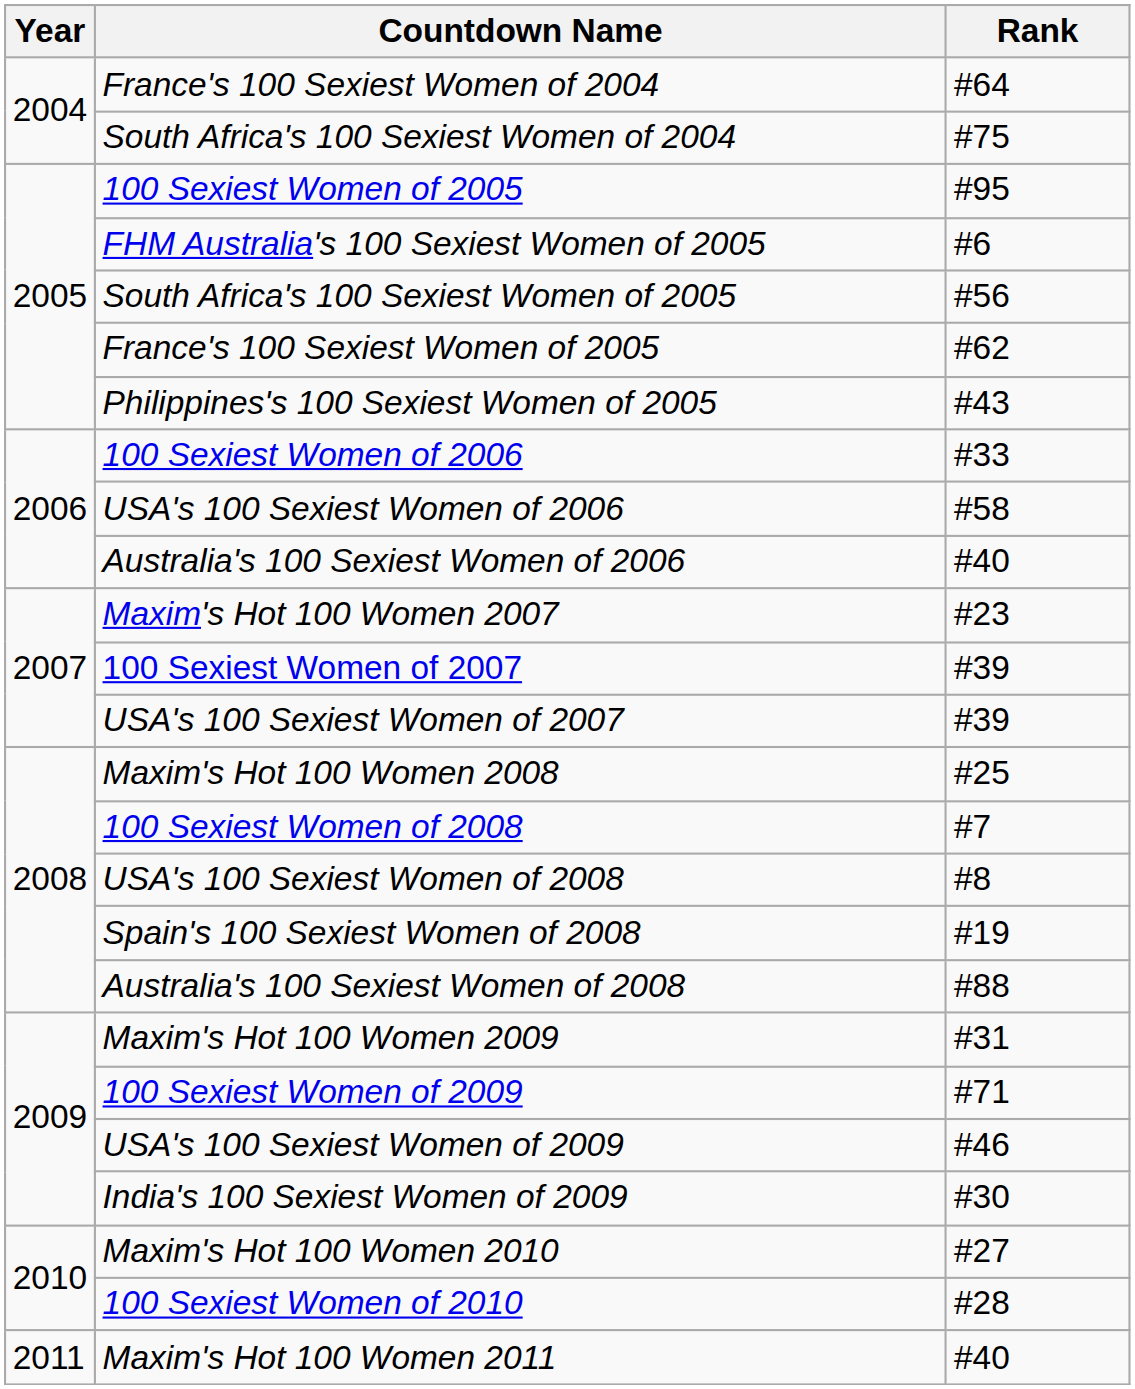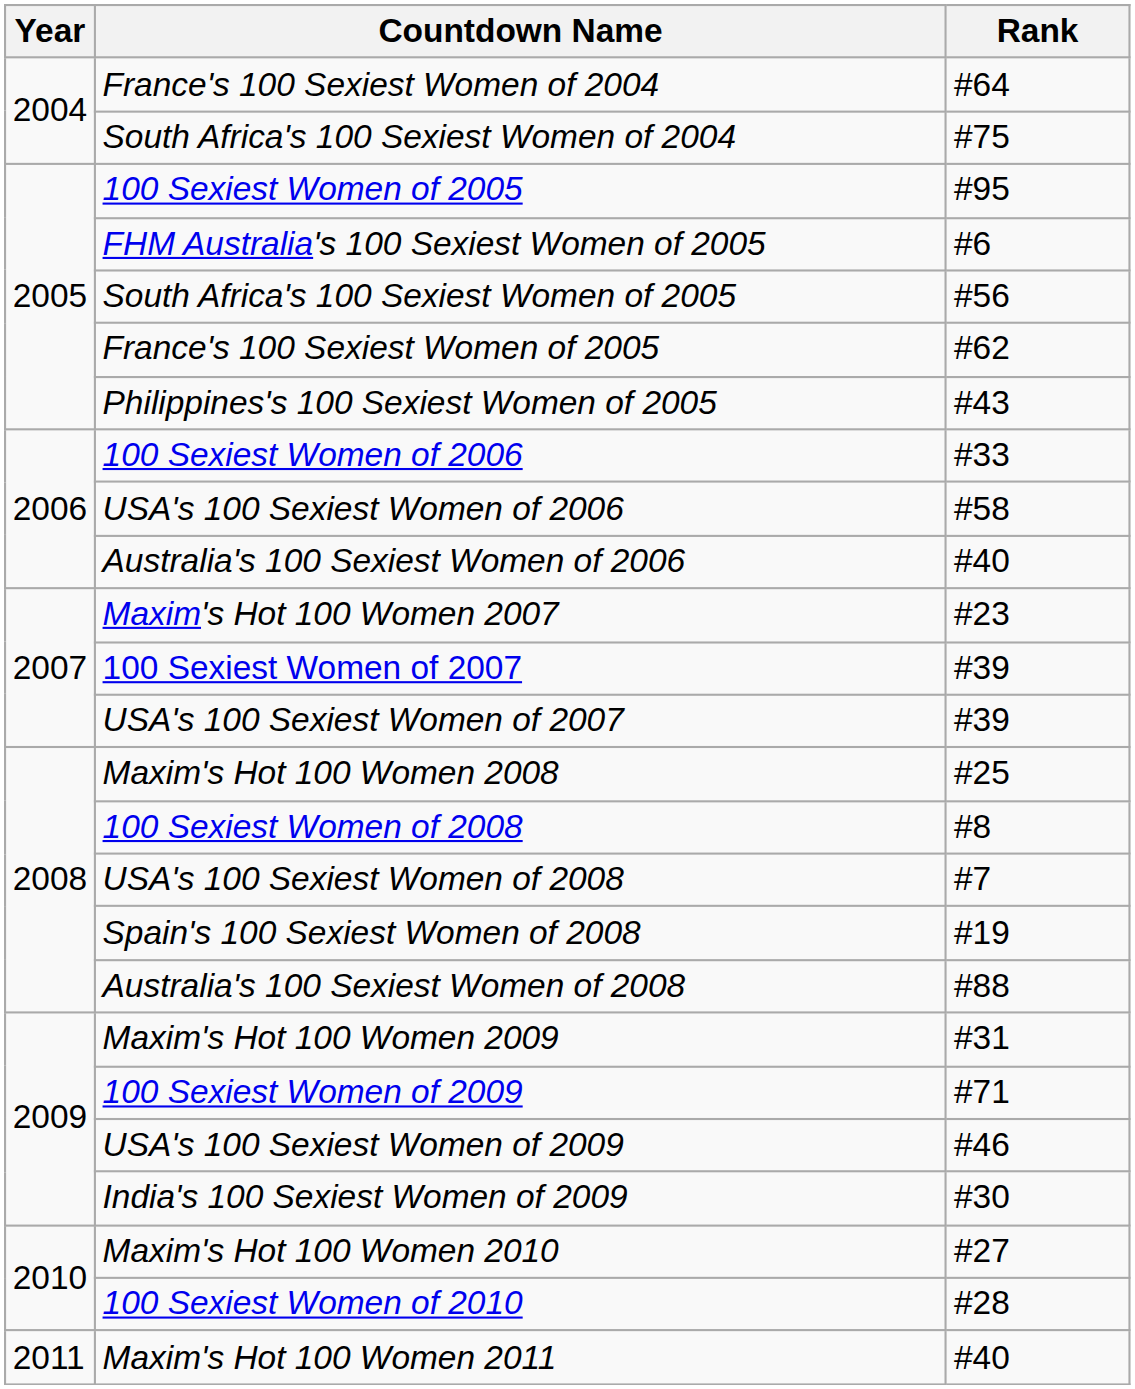(973, 826) #7 -> (973, 826) #8
(973, 879) #8 -> (973, 879) #7
